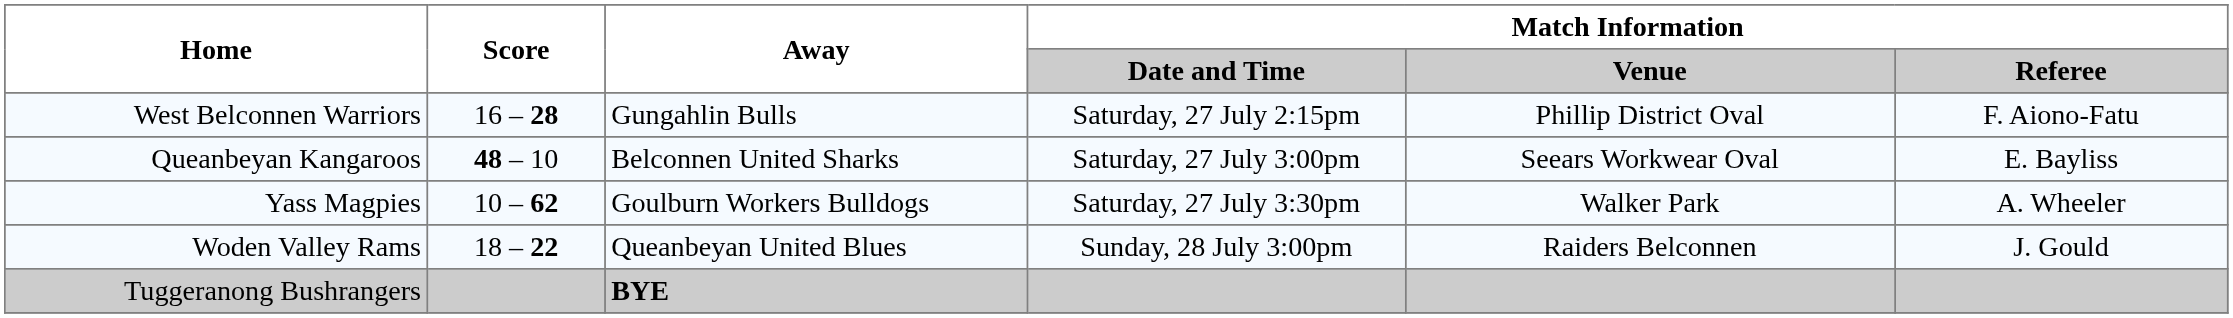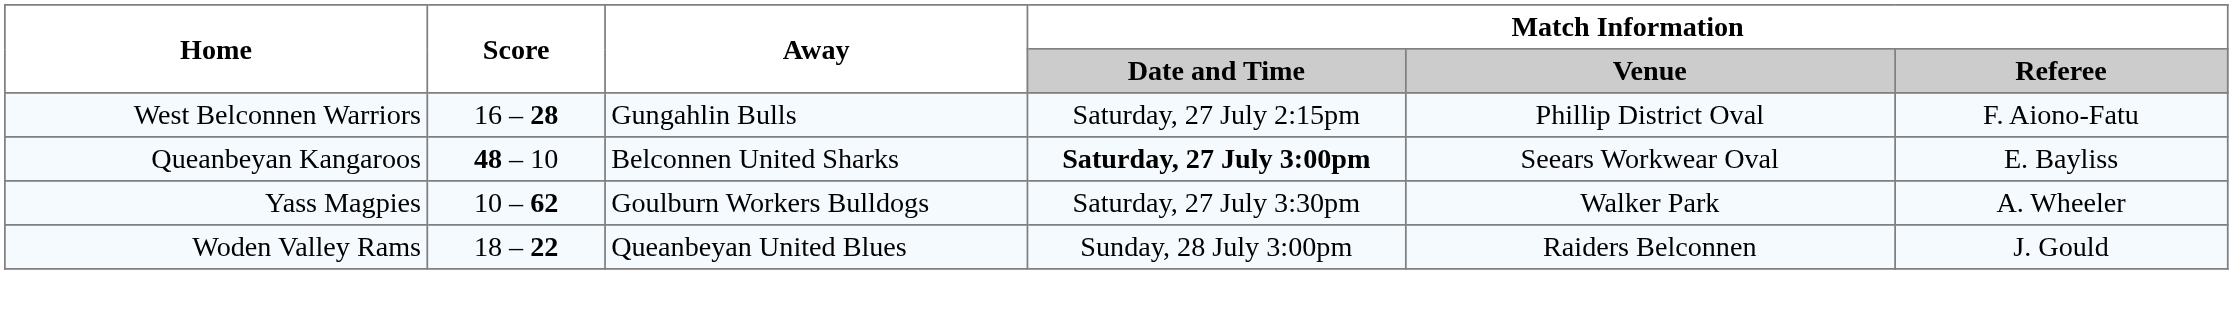(1216, 158) normal -> (1216, 158) bold
- row: (273, 290)
